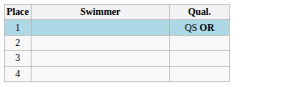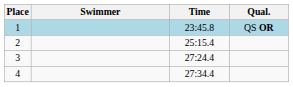+ column: (199, 12)
